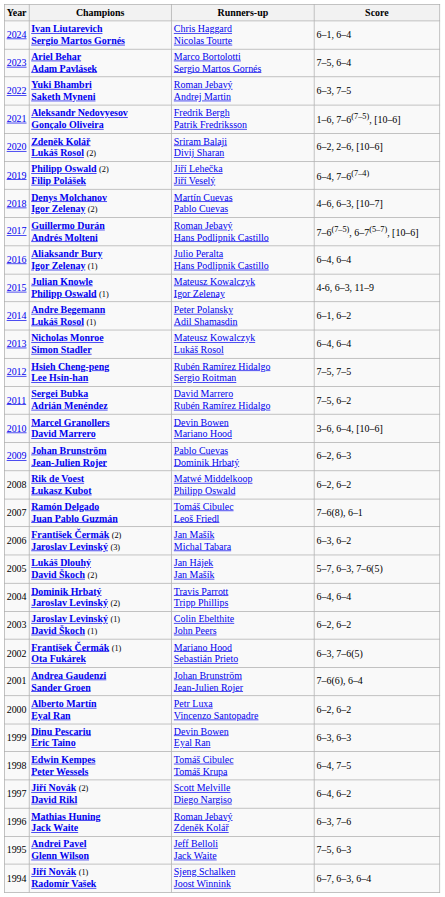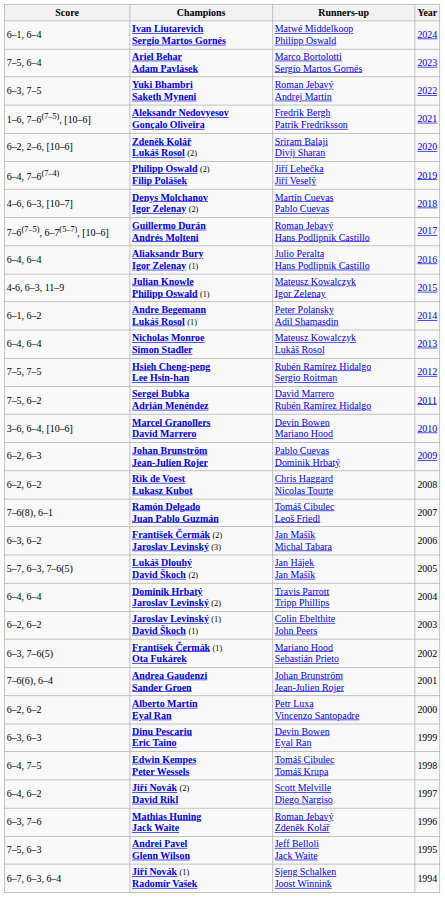columns swapped: (17, 13) <-> (377, 13)
(203, 35) Chris Haggard Nicolas Tourte -> (314, 35) Matwé Middelkoop Philipp Oswald
(213, 485) Matwé Middelkoop Philipp Oswald -> (304, 485) Chris Haggard Nicolas Tourte
